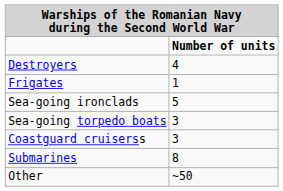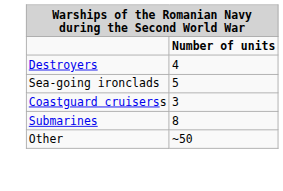- row: (36, 83)
- row: (87, 121)
